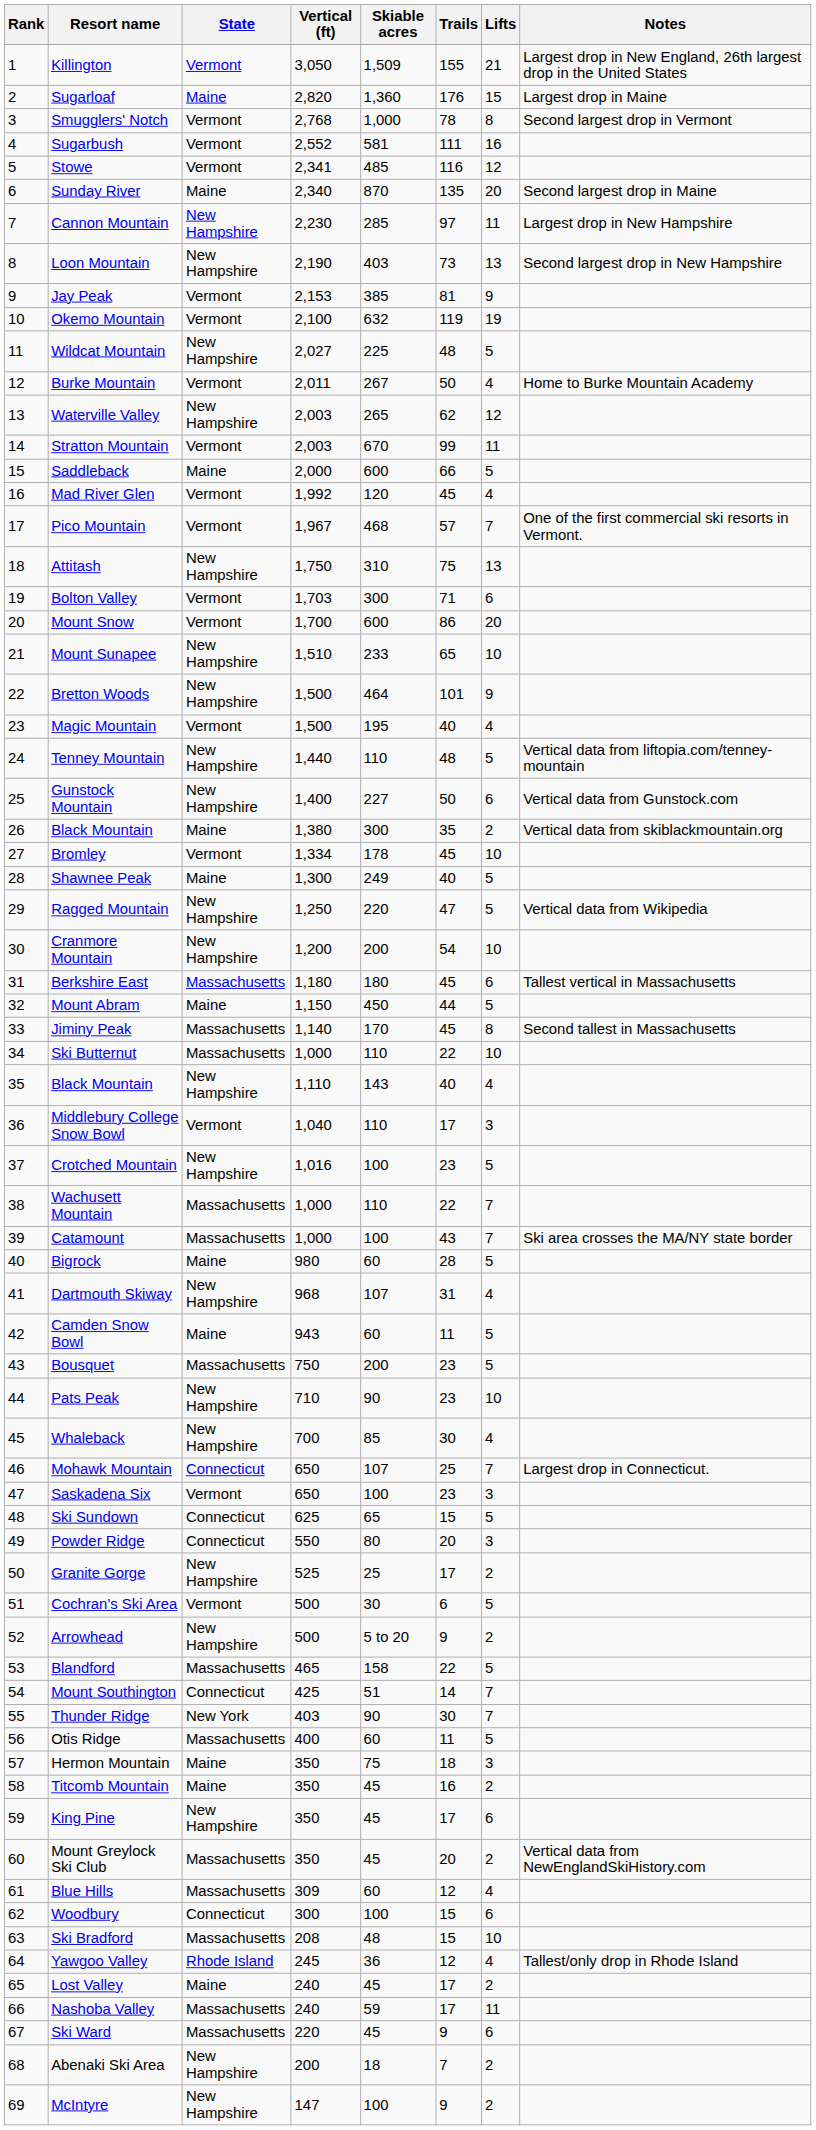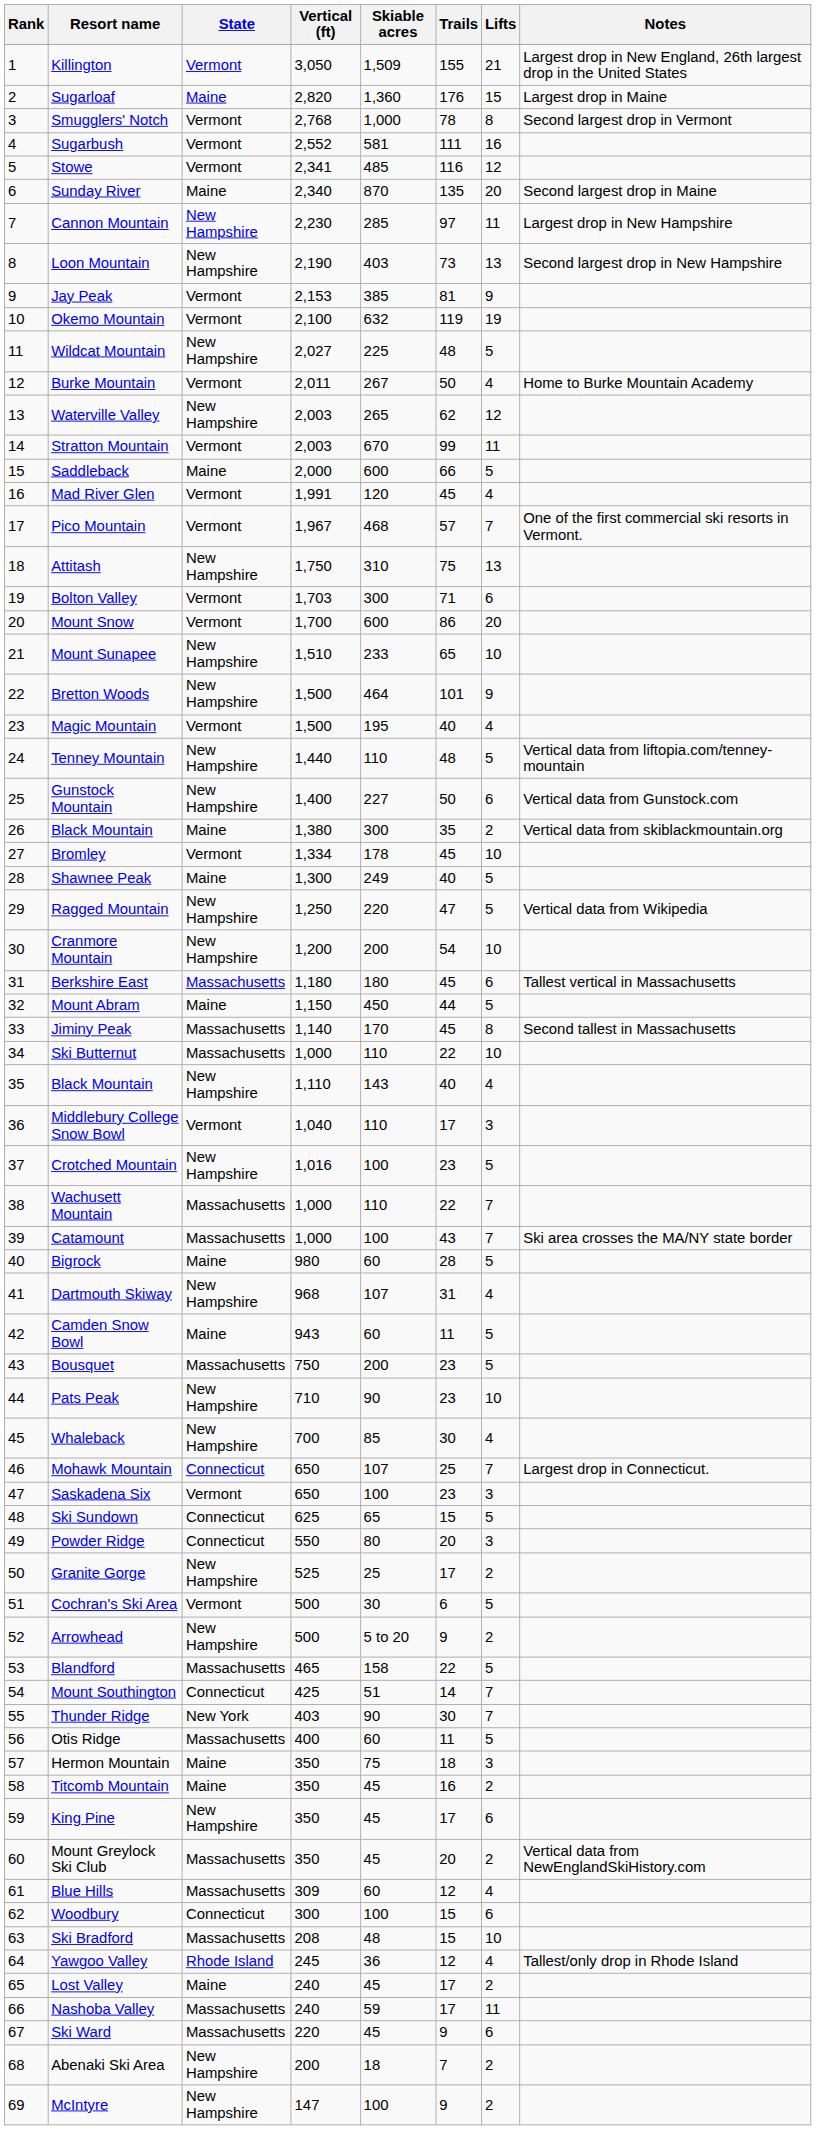(313, 494) 1,992 -> (313, 494) 1,991
